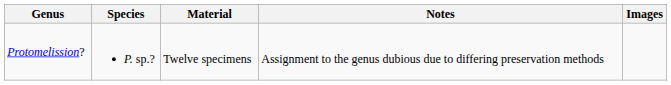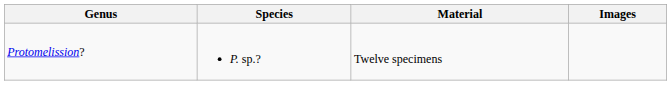- column: (440, 14)
